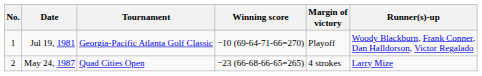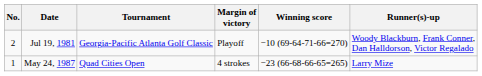columns swapped: (261, 17) <-> (328, 17)
(13, 43) 1 -> (13, 43) 2
(13, 63) 2 -> (13, 63) 1
